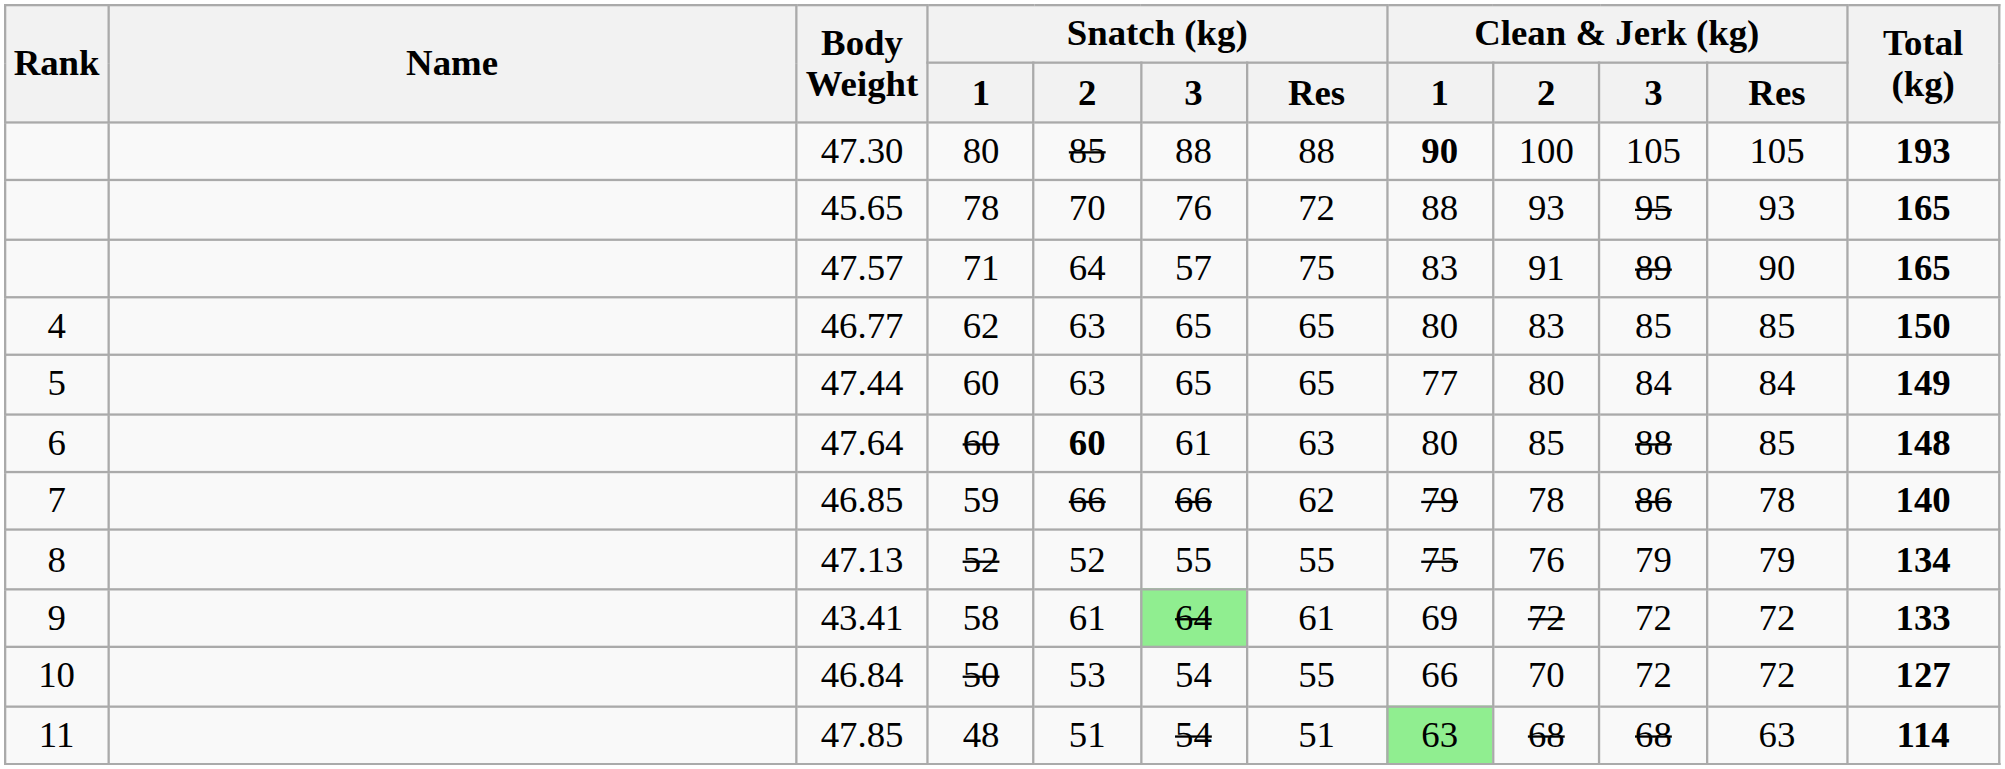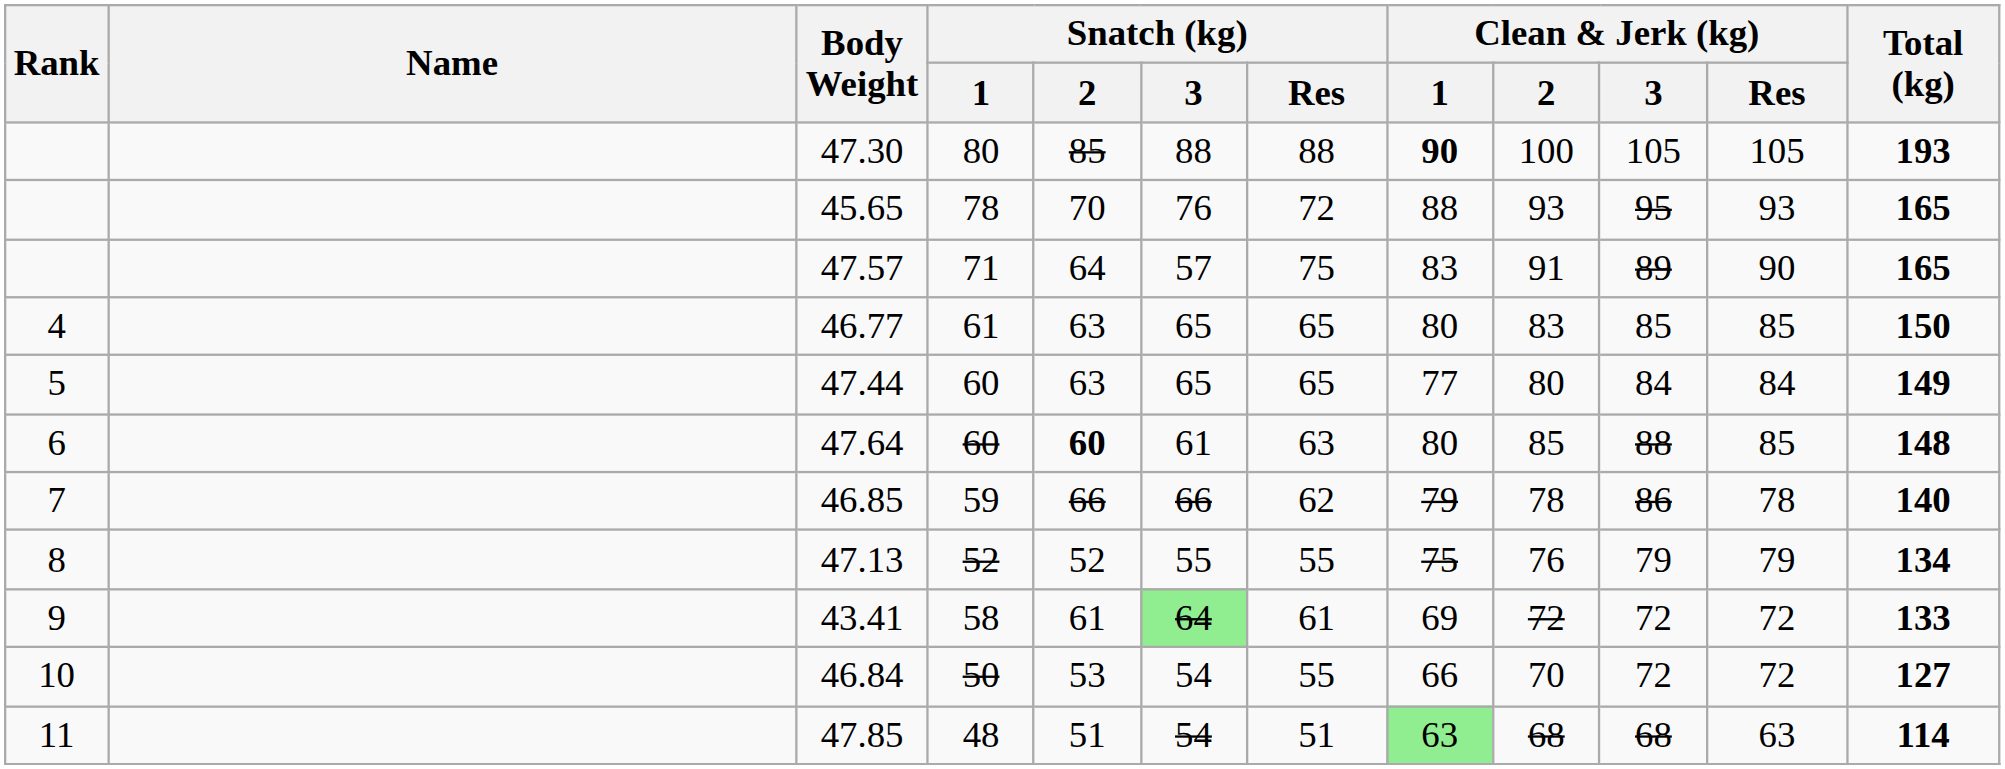(981, 325) 62 -> (981, 325) 61
